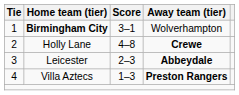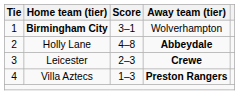(187, 44) Crewe -> (187, 44) Abbeydale
(187, 60) Abbeydale -> (187, 60) Crewe
